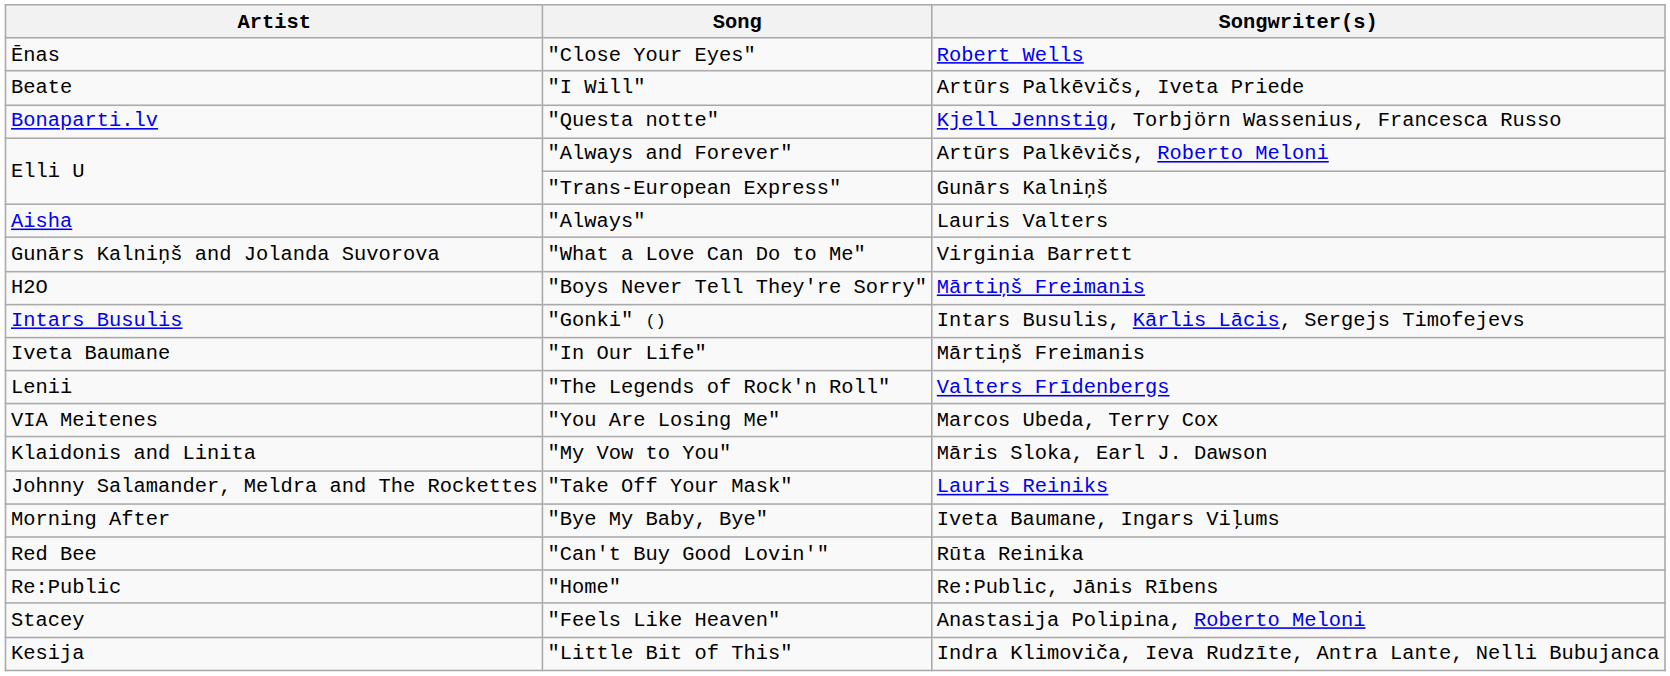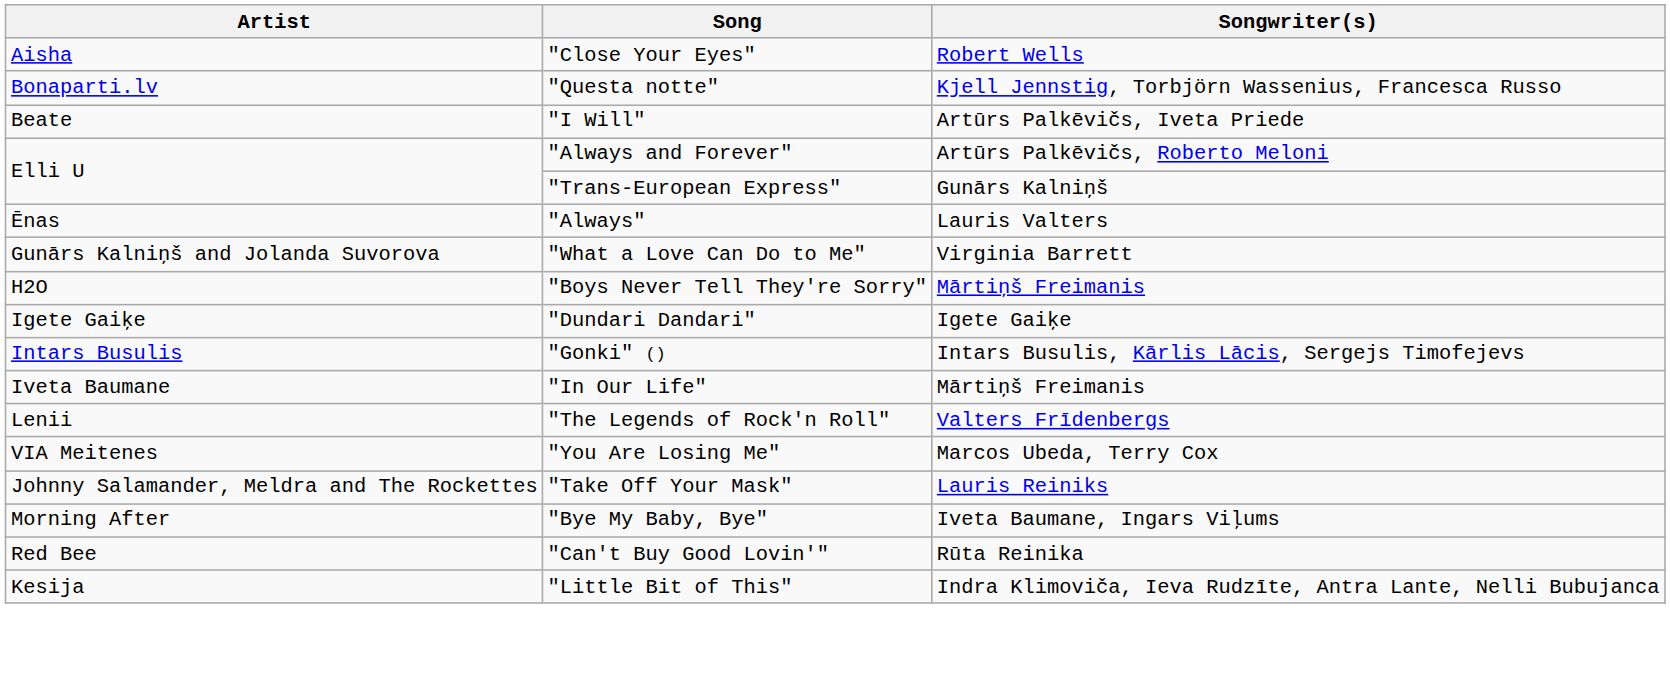(36, 55) Ēnas -> (42, 55) Aisha
rows swapped: (596, 88) <-> (633, 121)
(42, 221) Aisha -> (36, 221) Ēnas
+ row: (652, 321)
- row: (639, 454)
- row: (584, 587)
- row: (664, 620)
